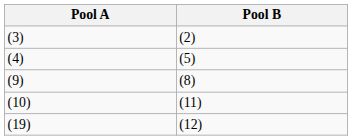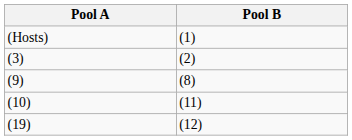+ row: (28, 37)
- row: (16, 59)
